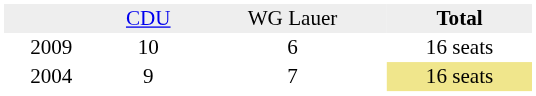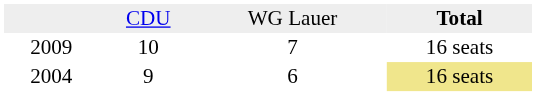(293, 47) 6 -> (293, 47) 7
(293, 76) 7 -> (293, 76) 6
